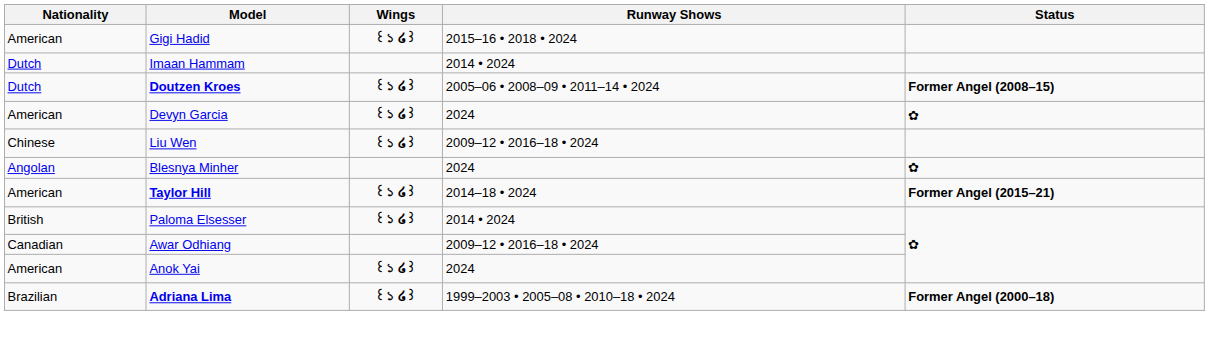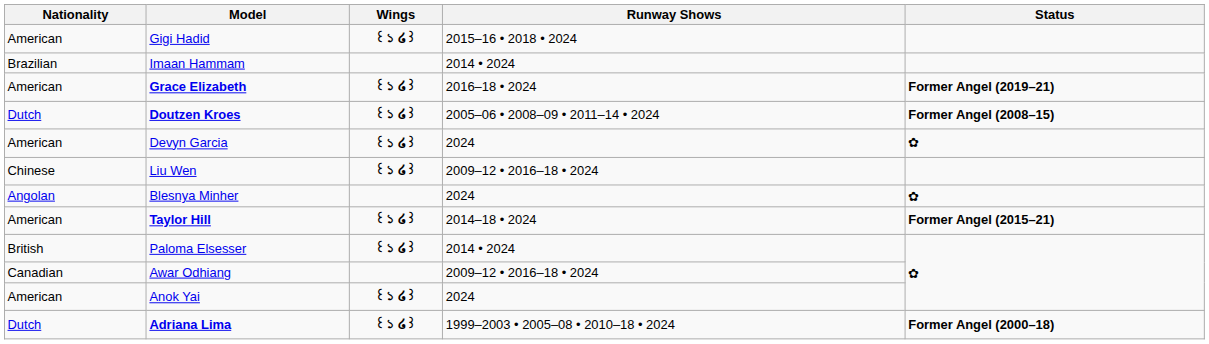(24, 63) Dutch -> (32, 63) Brazilian
+ row: (198, 87)
(32, 296) Brazilian -> (24, 324) Dutch
